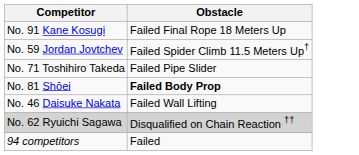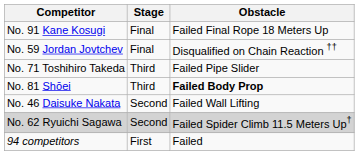+ column: (149, 13)
(220, 49) Failed Spider Climb 11.5 Meters Up† -> (255, 49) Disqualified on Chain Reaction ††
(212, 122) Disqualified on Chain Reaction †† -> (262, 122) Failed Spider Climb 11.5 Meters Up†
